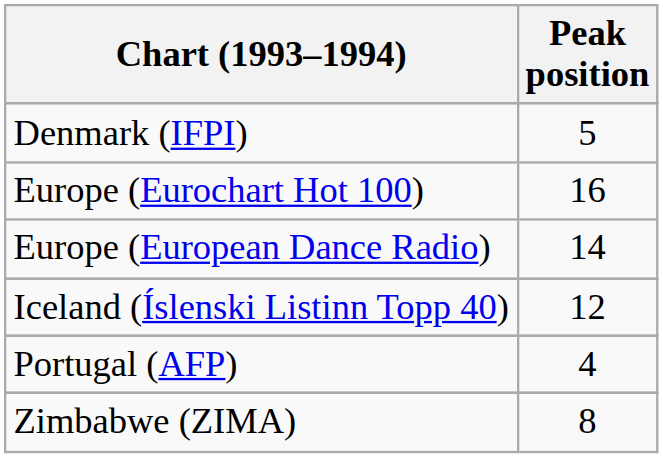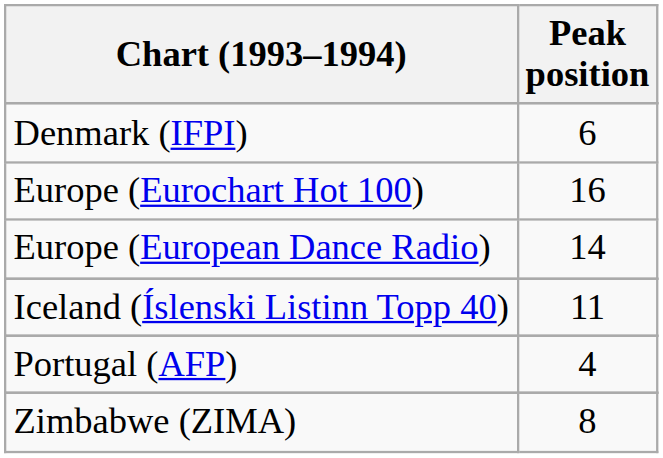(587, 132) 5 -> (587, 132) 6
(587, 305) 12 -> (587, 305) 11
